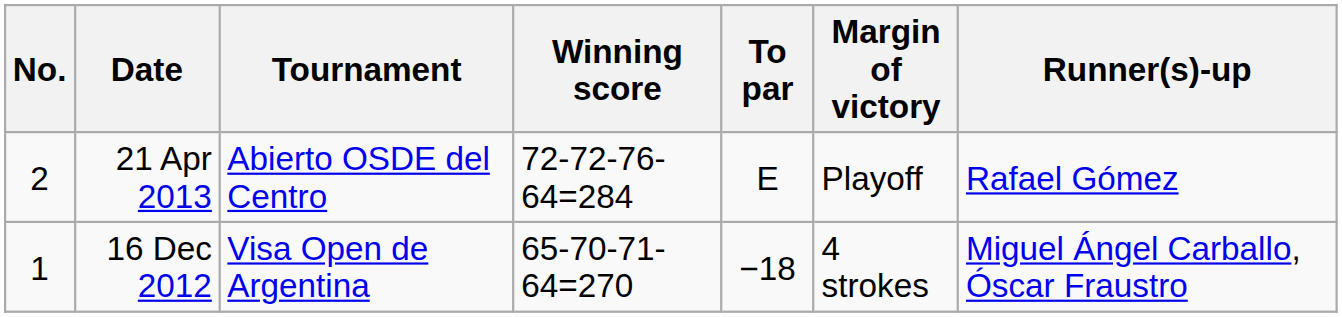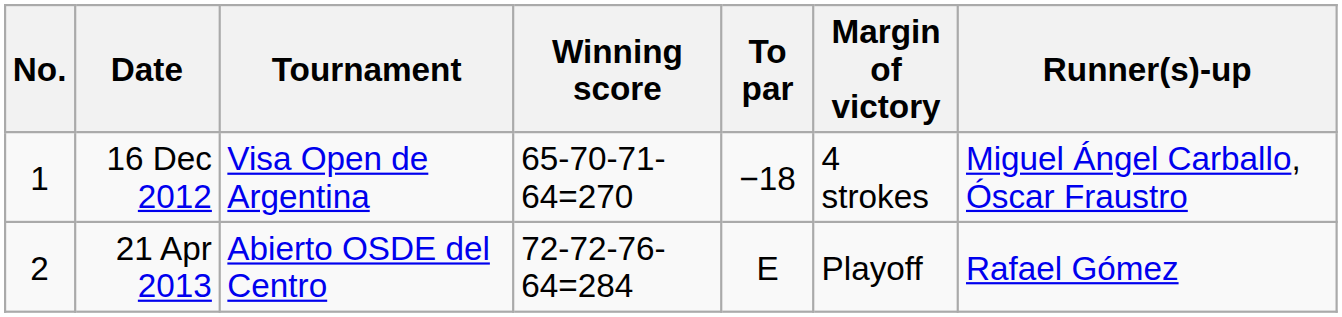rows swapped: (159, 267) <-> (164, 177)
